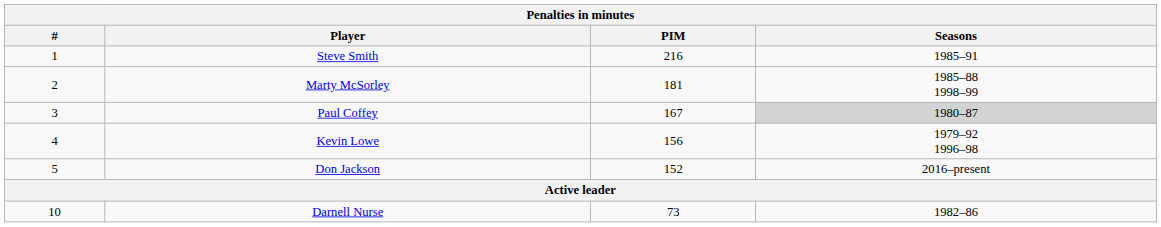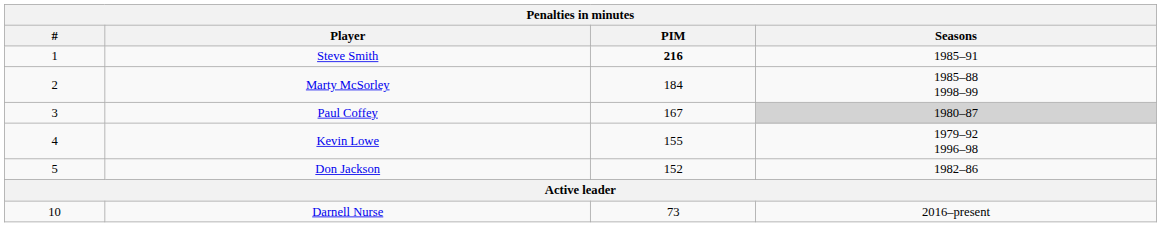(673, 56) normal -> (673, 56) bold
(673, 84) 181 -> (673, 84) 184
(673, 141) 156 -> (673, 141) 155
(956, 169) 2016–present -> (956, 169) 1982–86
(956, 211) 1982–86 -> (956, 211) 2016–present
